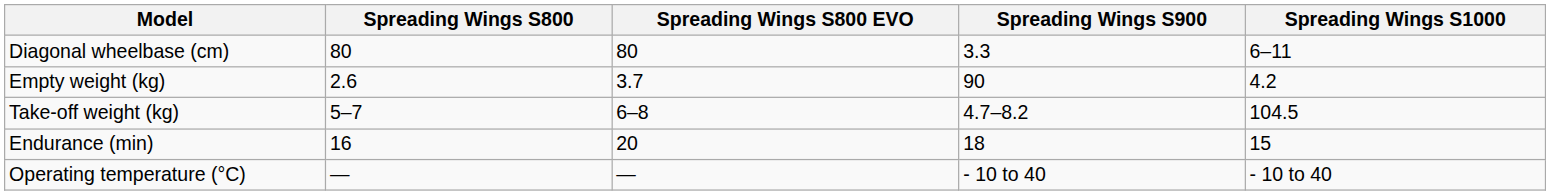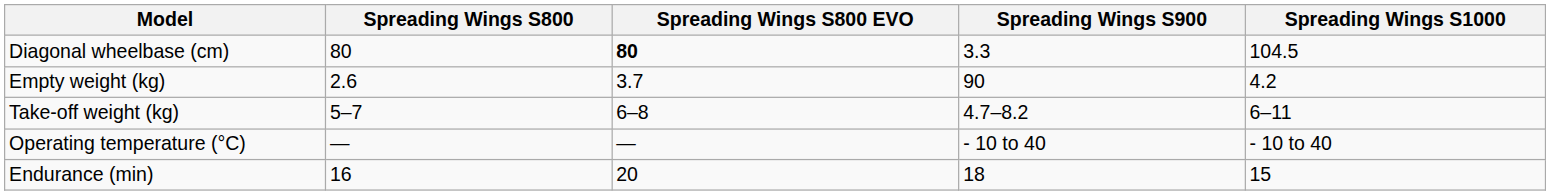(627, 50) normal -> (627, 50) bold
(1270, 50) 6–11 -> (1274, 50) 104.5
(1274, 112) 104.5 -> (1270, 112) 6–11
rows swapped: (81, 143) <-> (127, 174)
